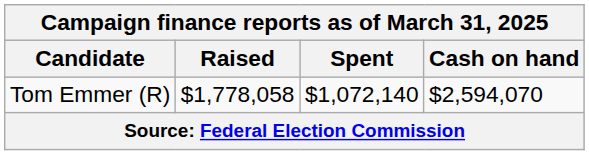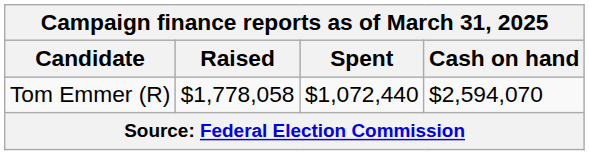(362, 94) $1,072,140 -> (362, 94) $1,072,440
